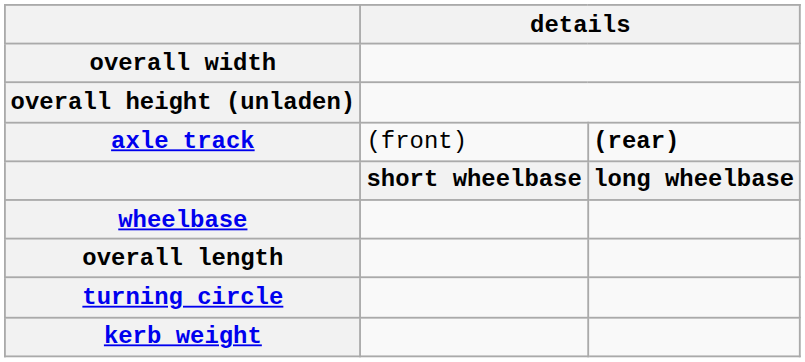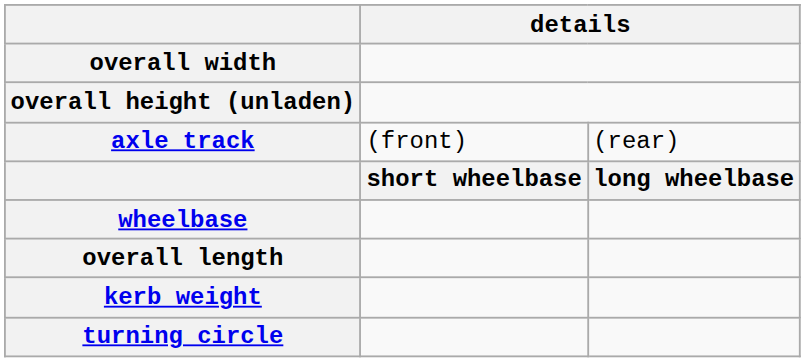(636, 141) bold -> (636, 141) normal
rows swapped: (183, 336) <-> (183, 297)
